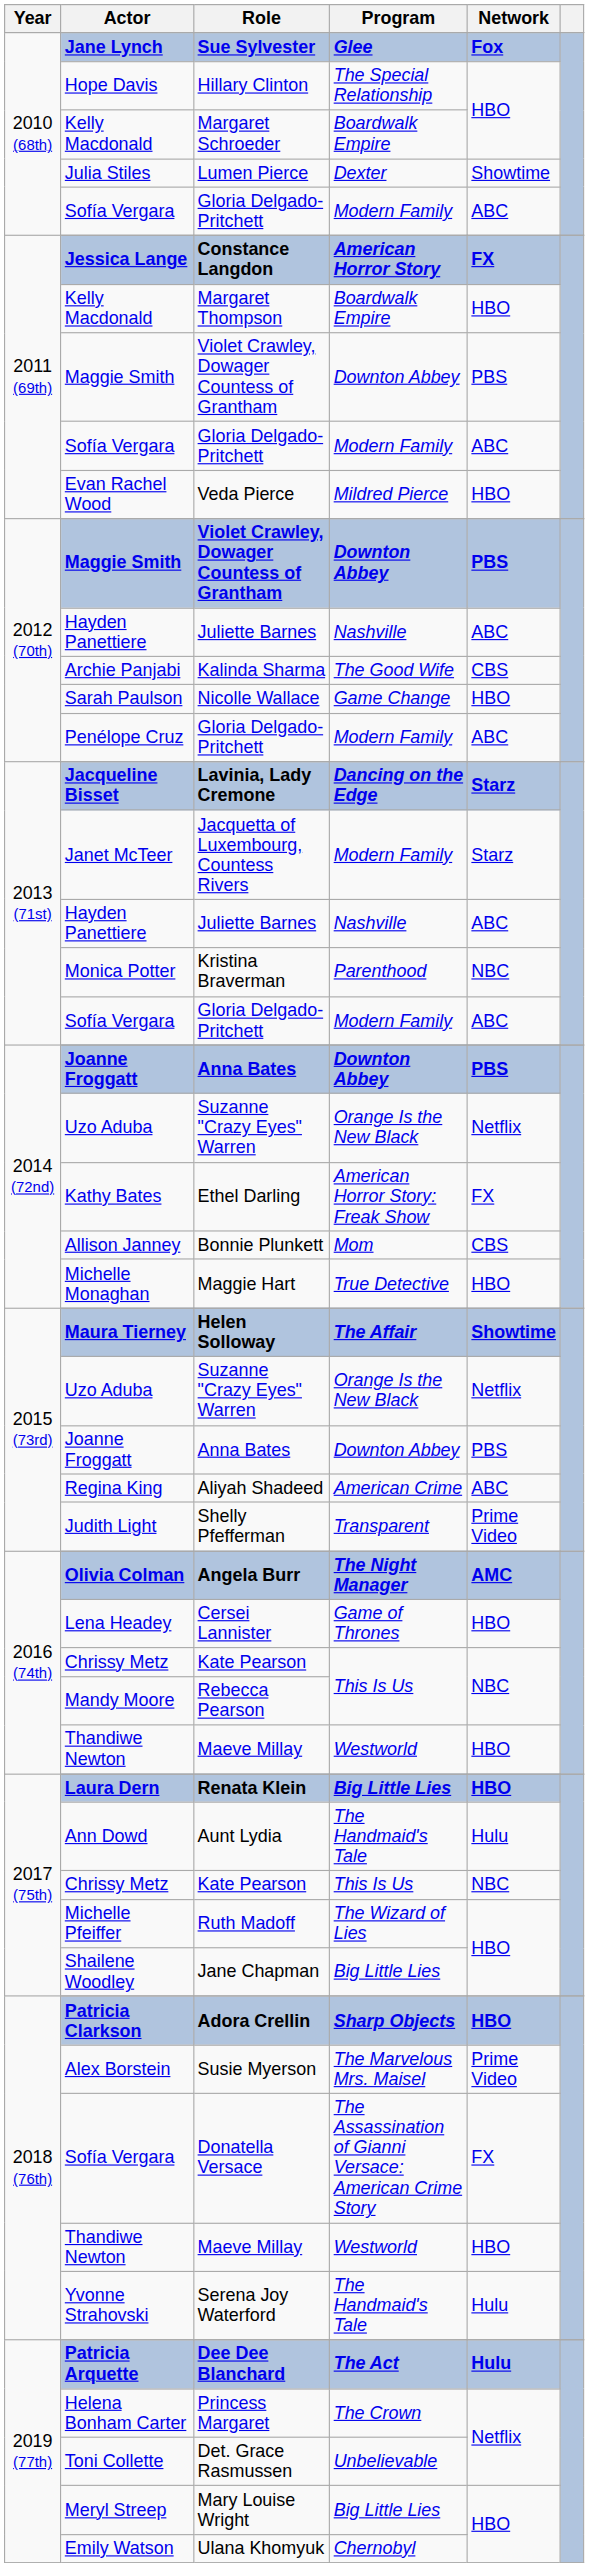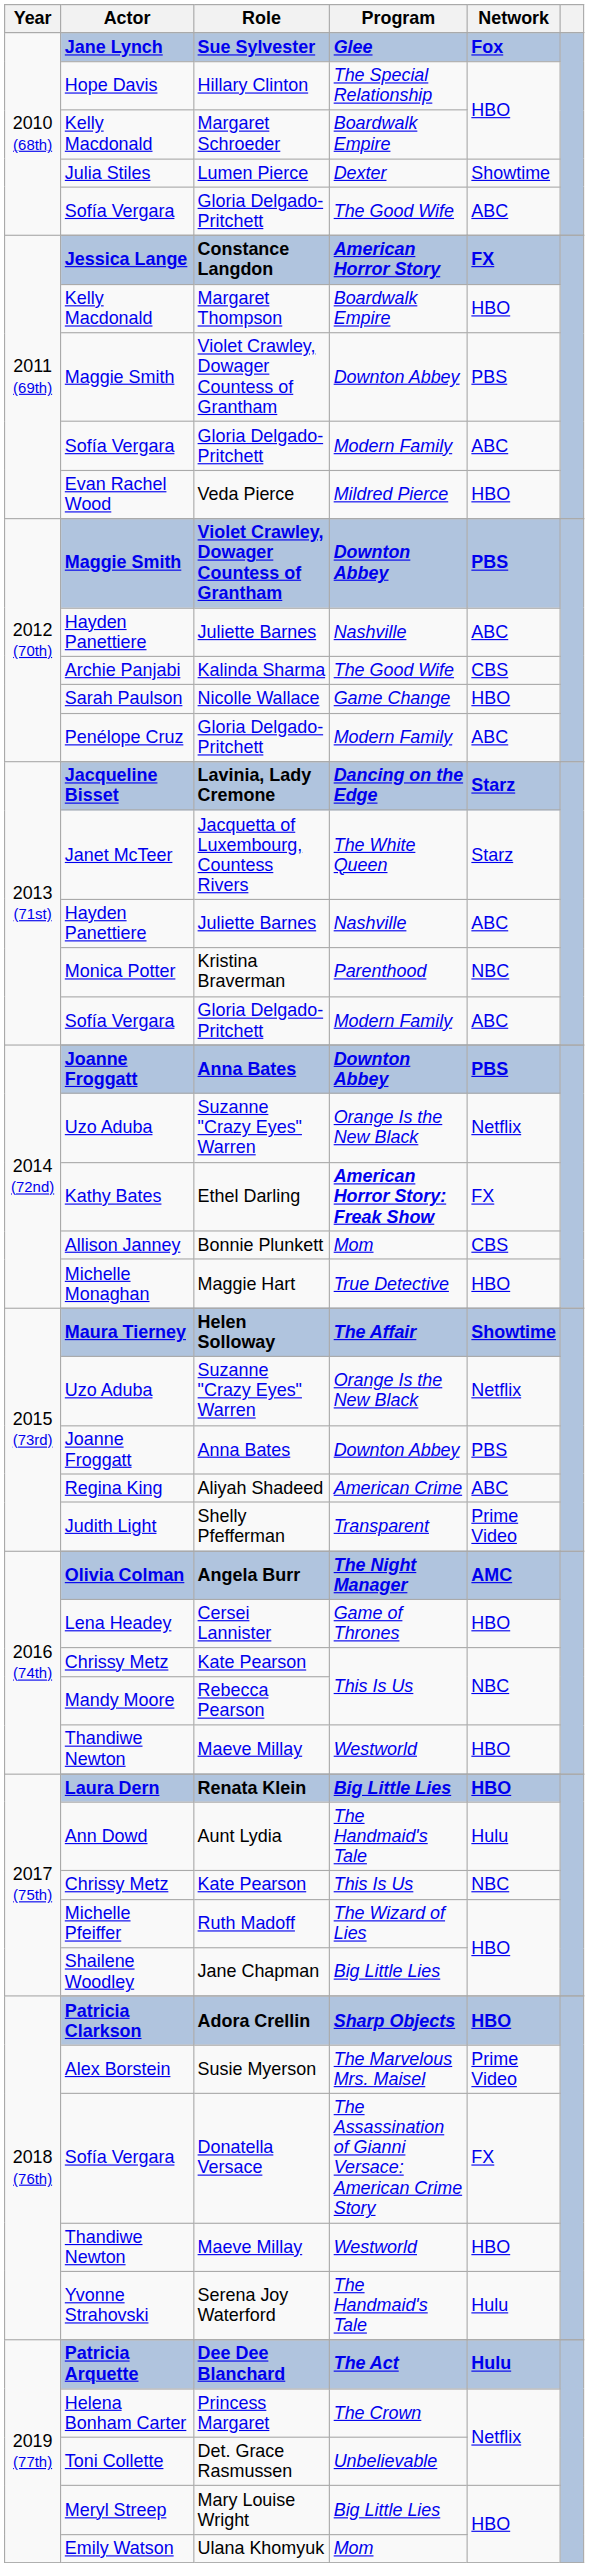(393, 211) Modern Family -> (394, 211) The Good Wife
(393, 854) Modern Family -> (375, 854) The White Queen
(385, 1196) normal -> (390, 1196) bold
(375, 2548) Chernobyl -> (354, 2548) Mom
